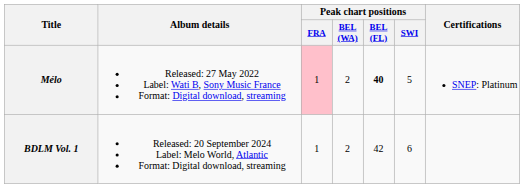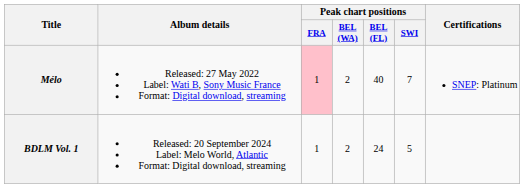(379, 80) bold -> (379, 80) normal
(409, 80) 5 -> (409, 80) 7
(379, 149) 42 -> (379, 149) 24
(409, 149) 6 -> (409, 149) 5
